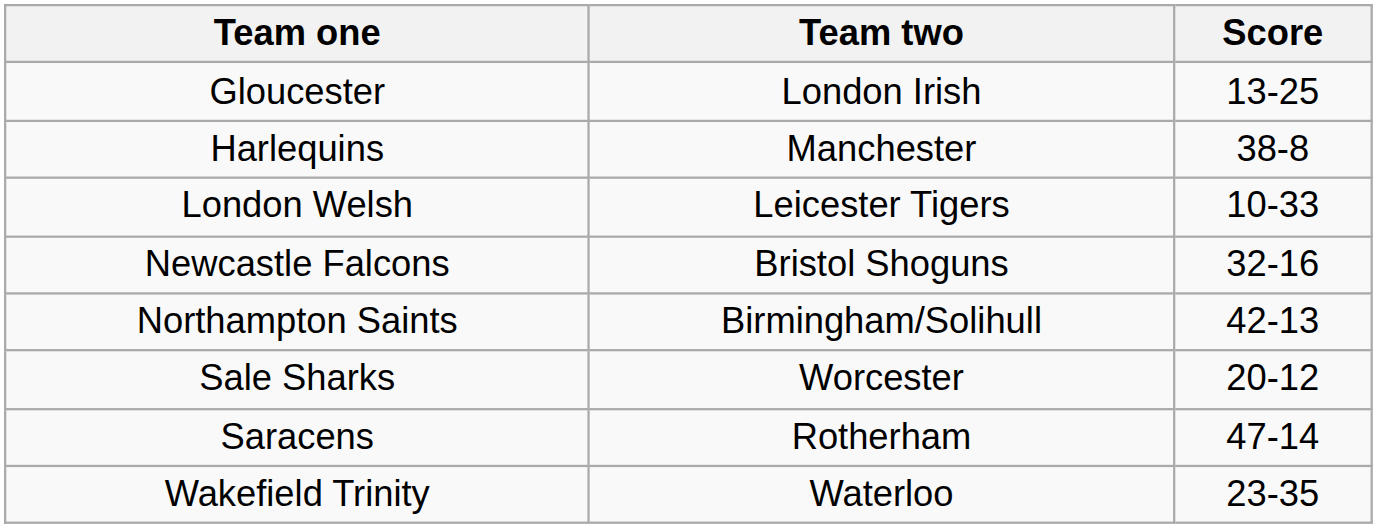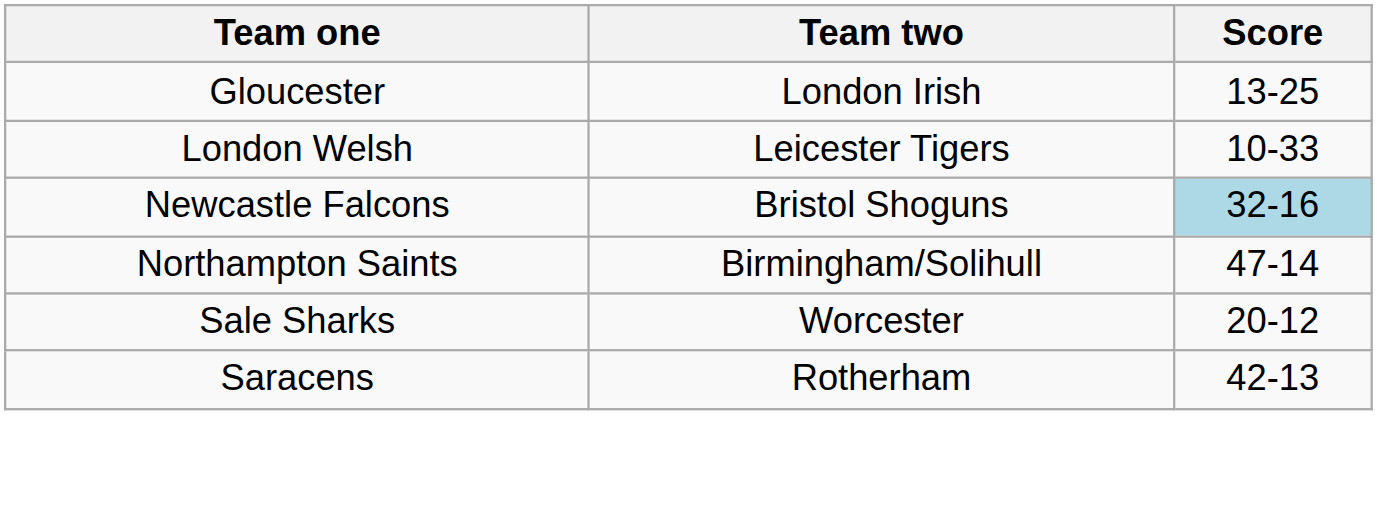- row: (297, 148)
(1273, 263) no background -> (1273, 206) lightblue background
(1273, 321) 42-13 -> (1273, 263) 47-14
(1273, 436) 47-14 -> (1273, 378) 42-13
- row: (297, 494)
